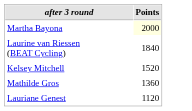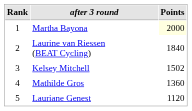+ column: (18, 12)
(150, 68) 1520 -> (175, 68) 1502
